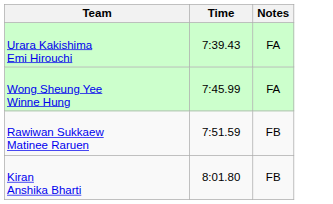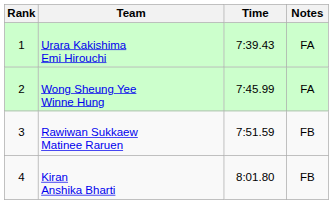+ column: (21, 13)
